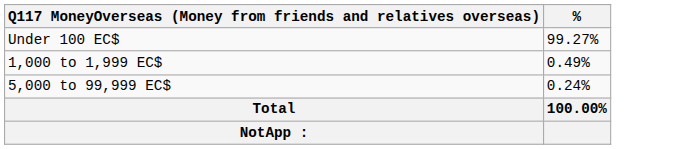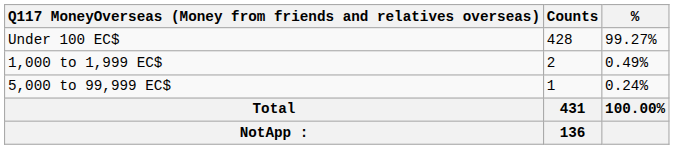+ column: (573, 16)
